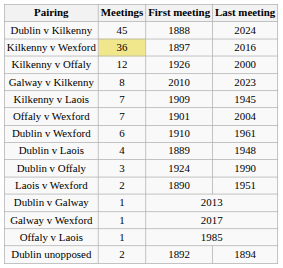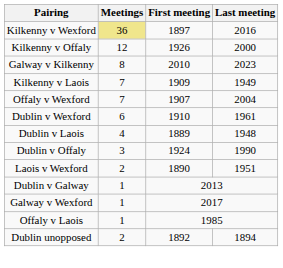- row: (51, 30)
(245, 99) 1945 -> (245, 82) 1949
(179, 116) 1901 -> (179, 99) 1907
